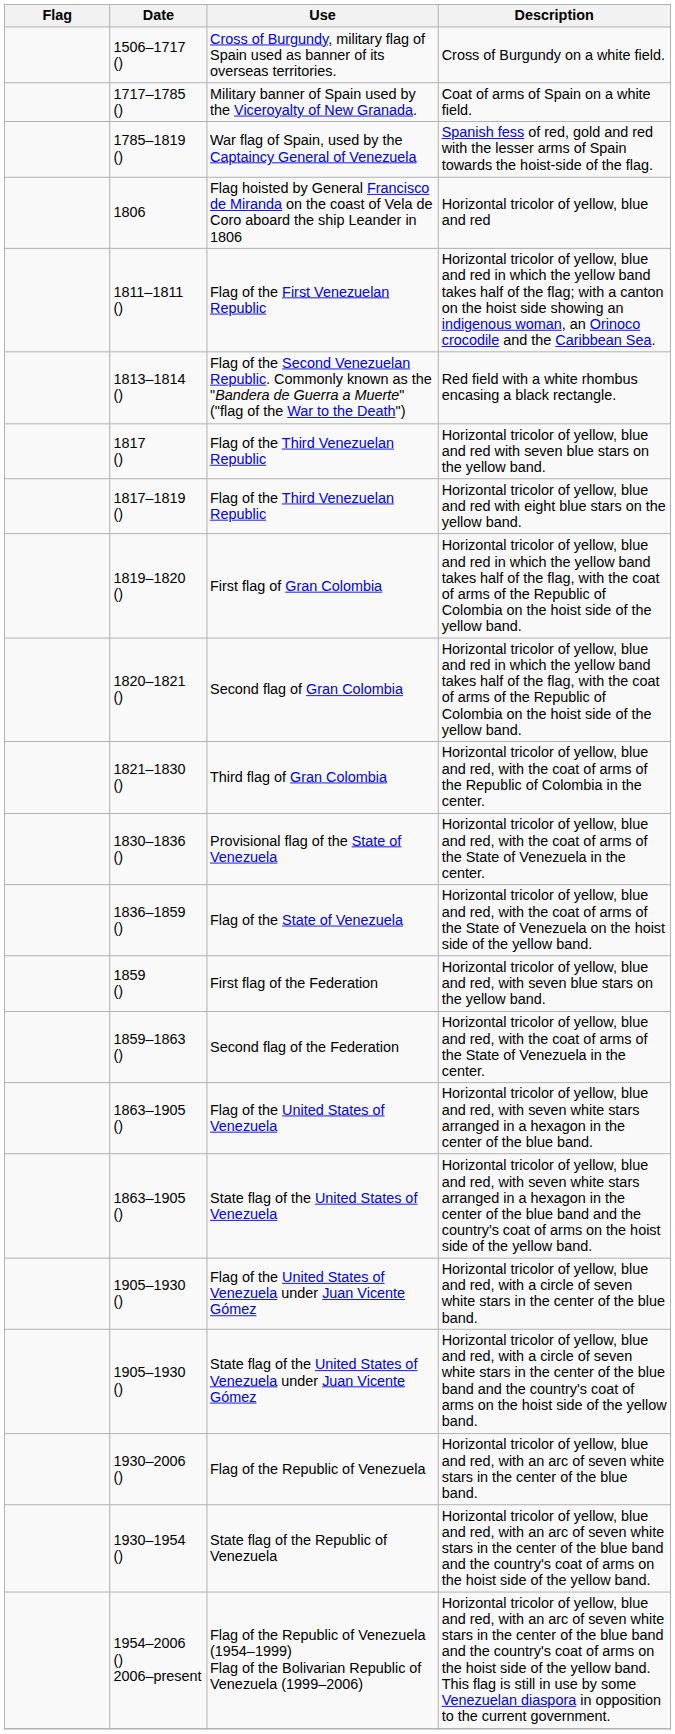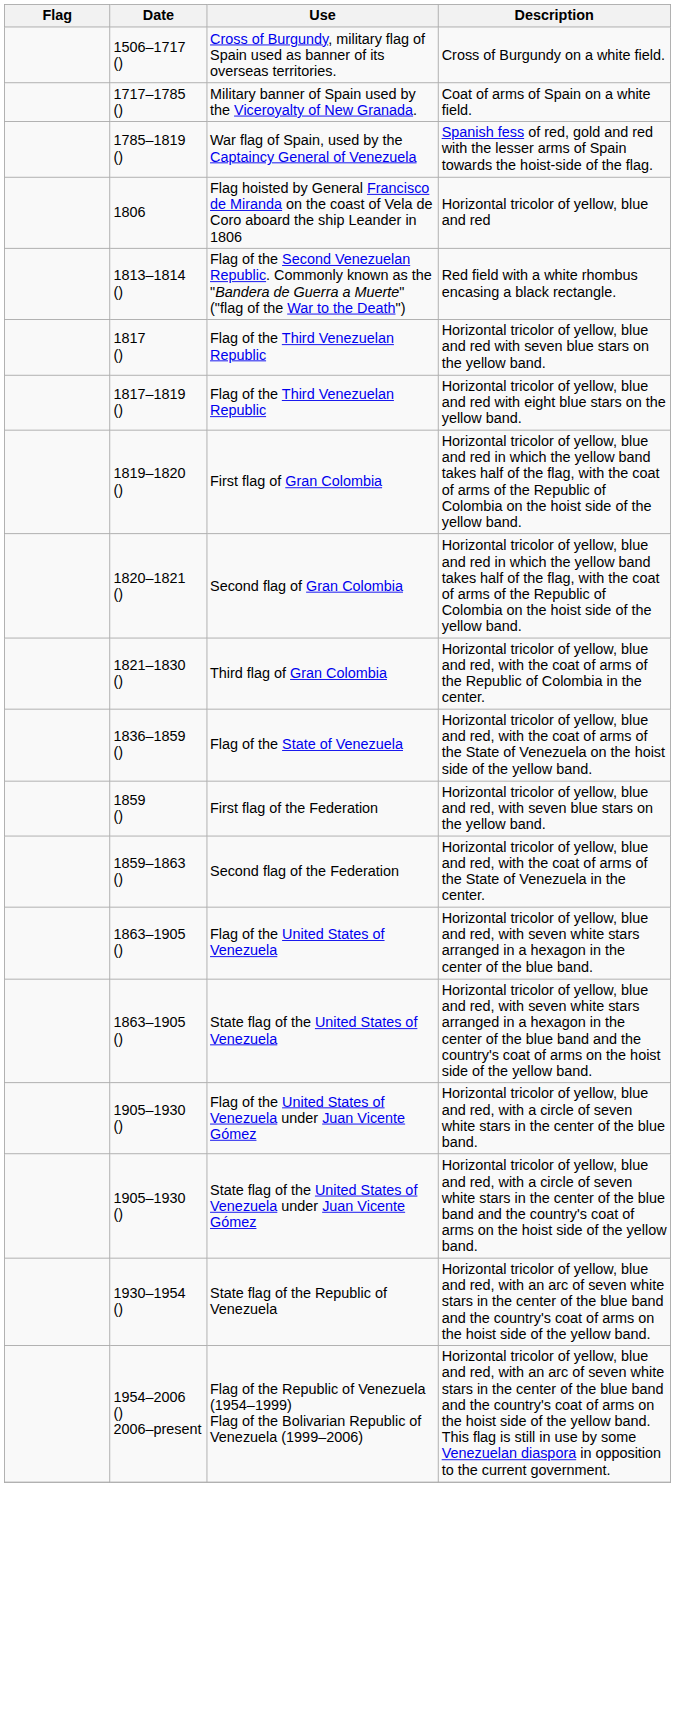- row: (300, 300)
- row: (306, 848)
- row: (318, 1468)
